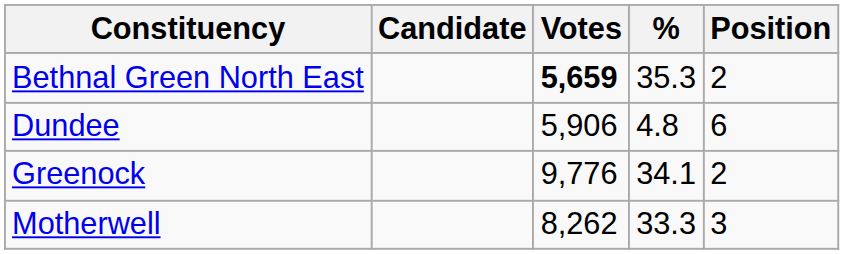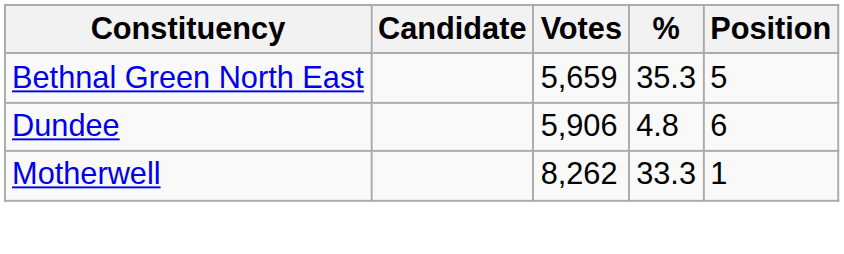(579, 77) bold -> (579, 77) normal
(719, 77) 2 -> (719, 77) 5
- row: (79, 175)
(719, 223) 3 -> (719, 175) 1
